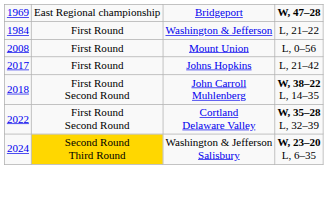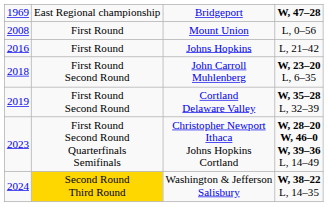- row: (219, 30)
(18, 65) 2017 -> (18, 48) 2016
(299, 89) W, 38–22 L, 14–35 -> (299, 71) W, 23–20 L, 6–35
(18, 119) 2022 -> (18, 101) 2019
+ row: (219, 144)
(299, 149) W, 23–20 L, 6–35 -> (299, 186) W, 38–22 L, 14–35
